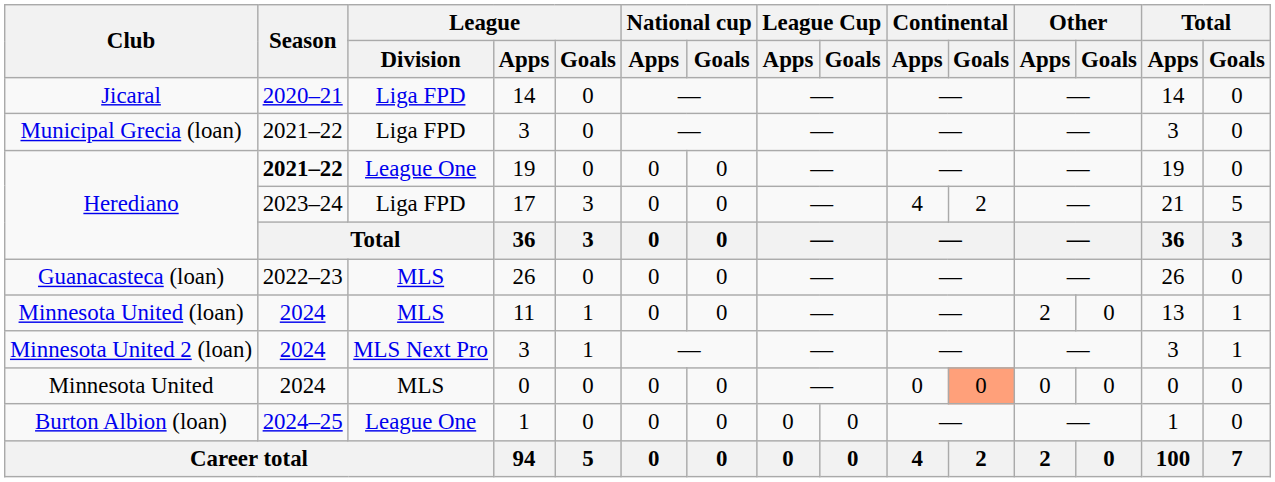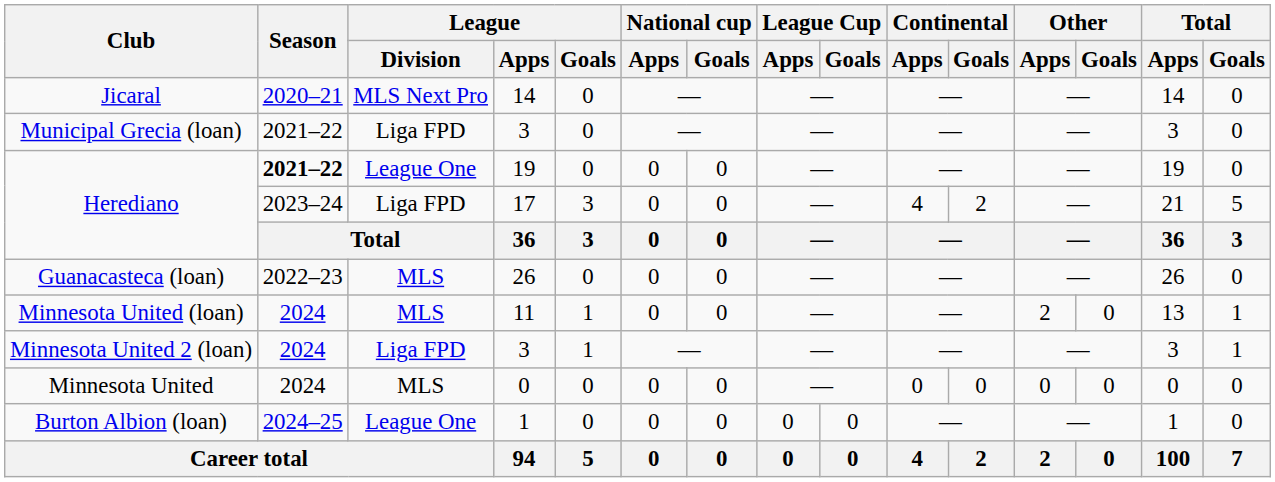(421, 95) Liga FPD -> (421, 95) MLS Next Pro
(421, 349) MLS Next Pro -> (421, 349) Liga FPD
(981, 385) lightsalmon background -> (981, 385) no background
